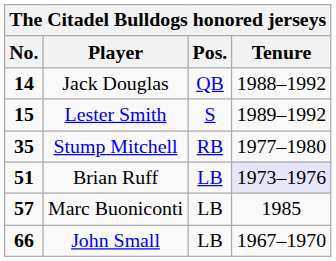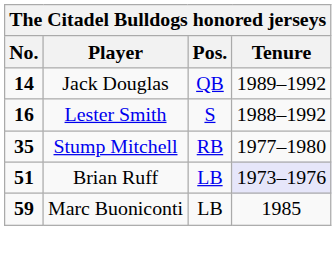(281, 83) 1988–1992 -> (281, 83) 1989–1992
(24, 114) 15 -> (24, 114) 16
(281, 114) 1989–1992 -> (281, 114) 1988–1992
(24, 209) 57 -> (24, 209) 59
- row: (116, 240)
